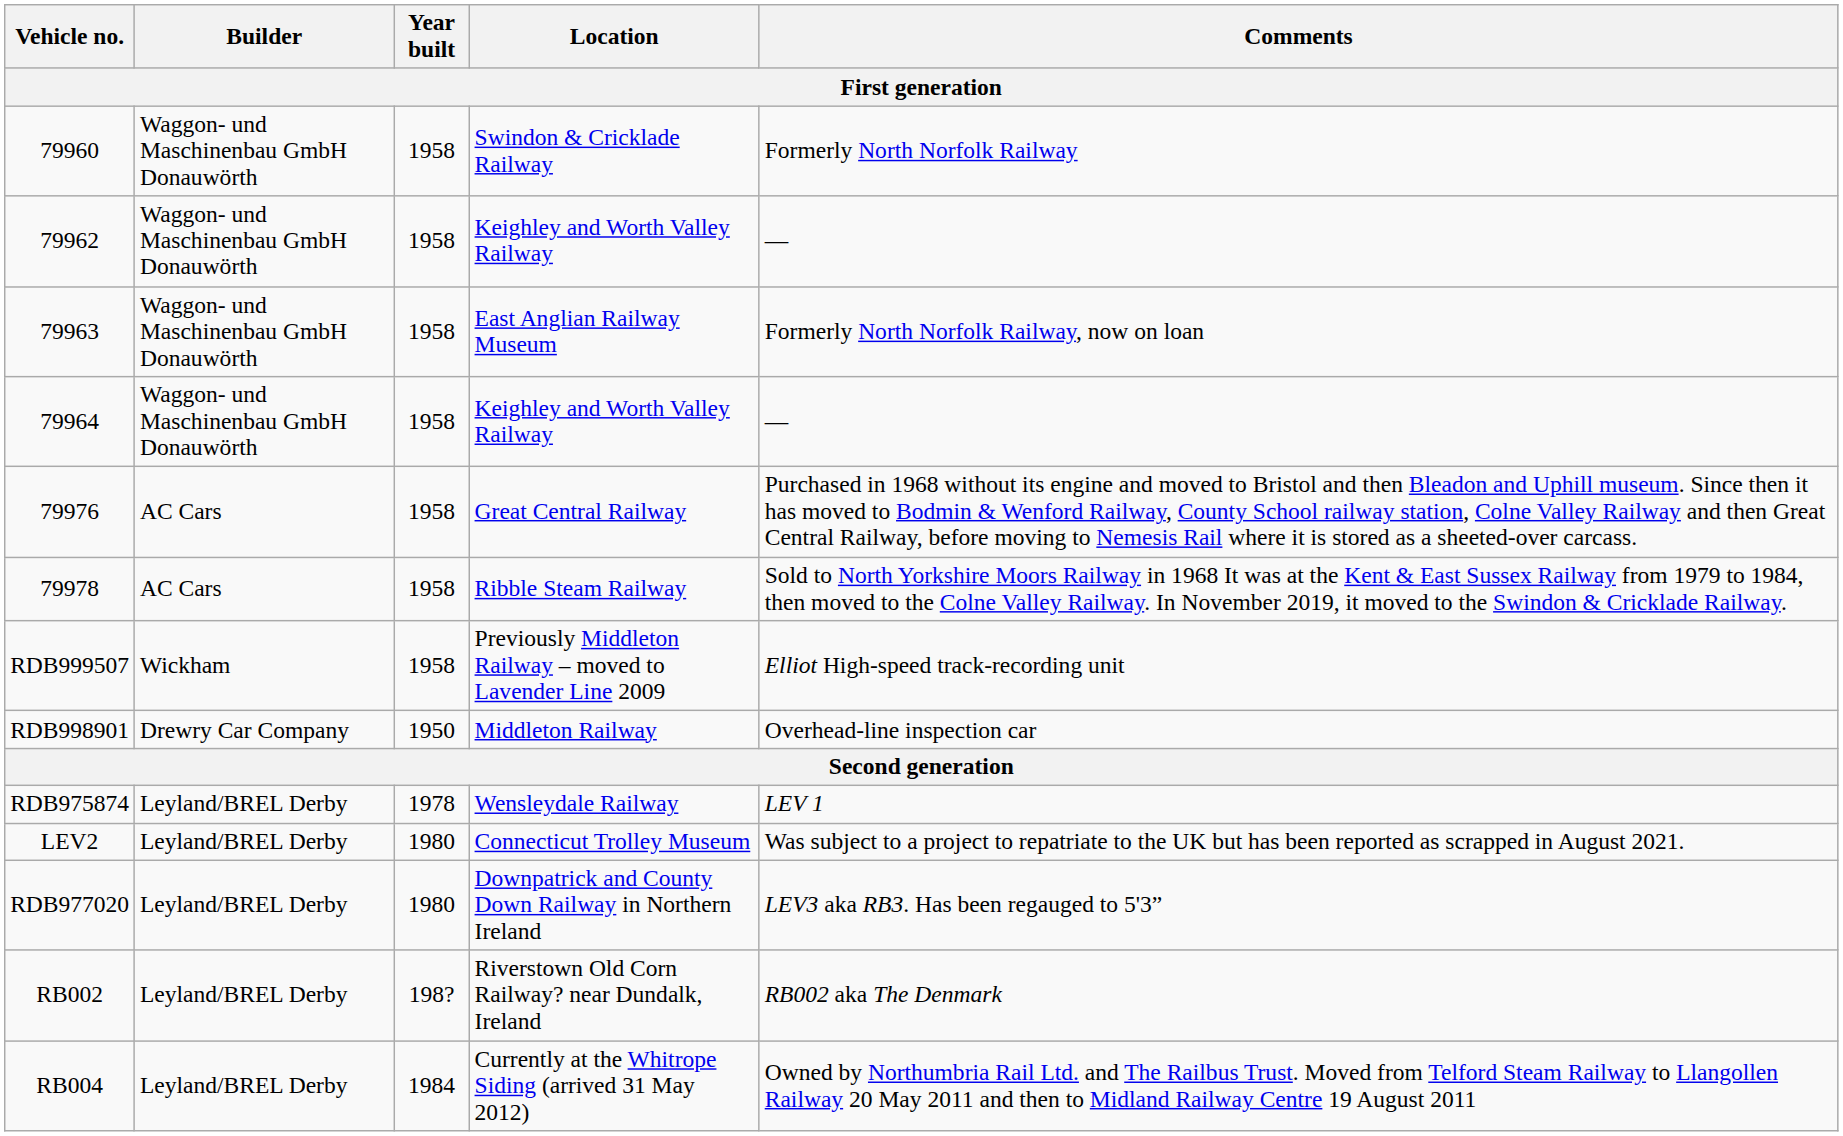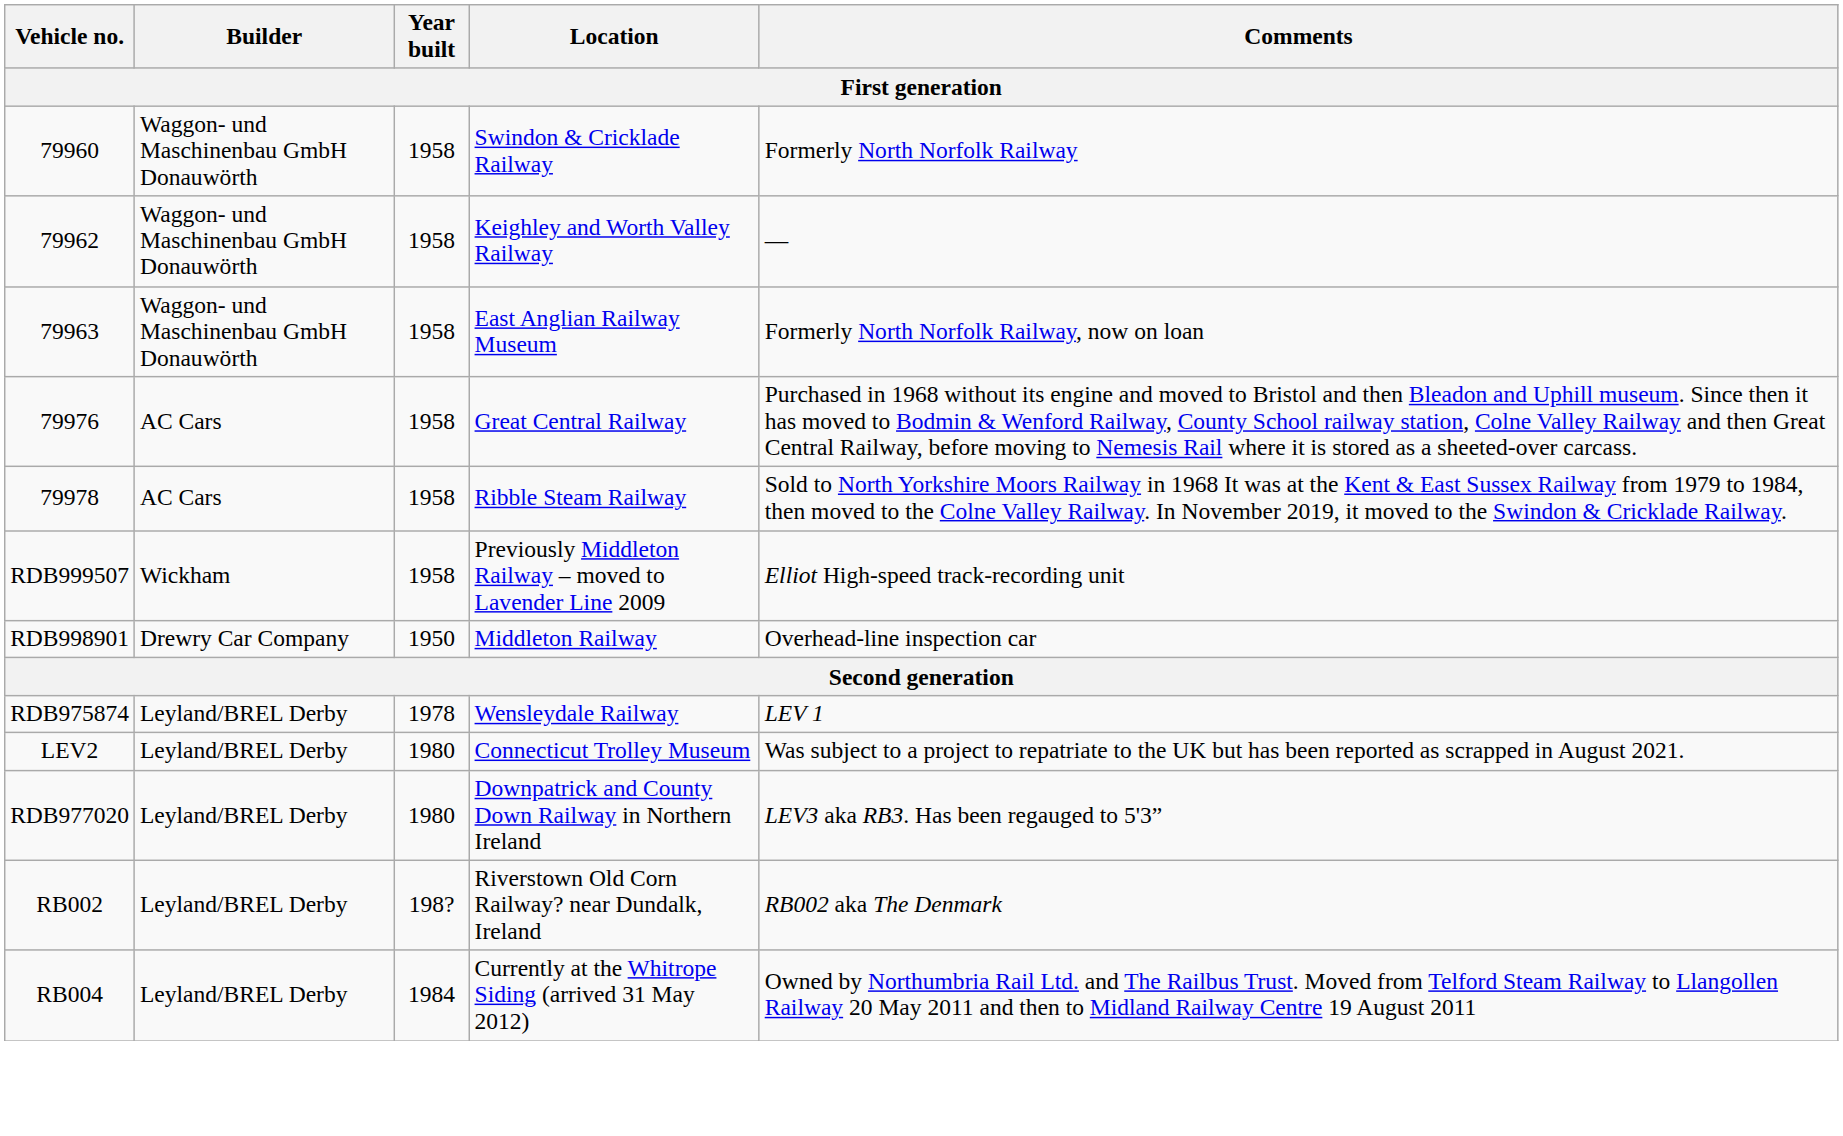- row: (70, 421)
